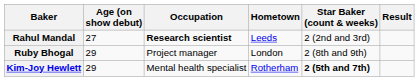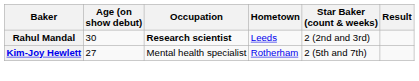(91, 38) 27 -> (91, 38) 30
- row: (44, 53)
(91, 68) 29 -> (91, 53) 27
(337, 68) bold -> (336, 53) normal
